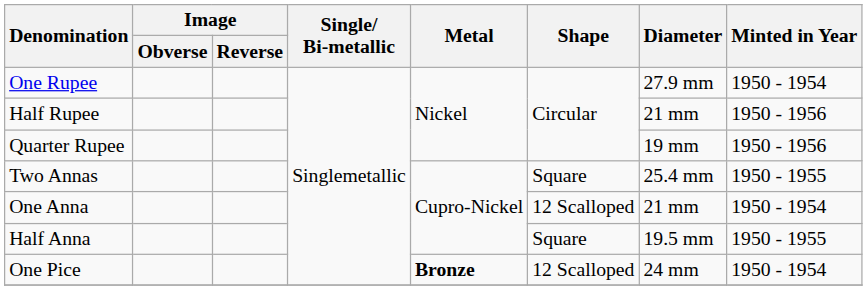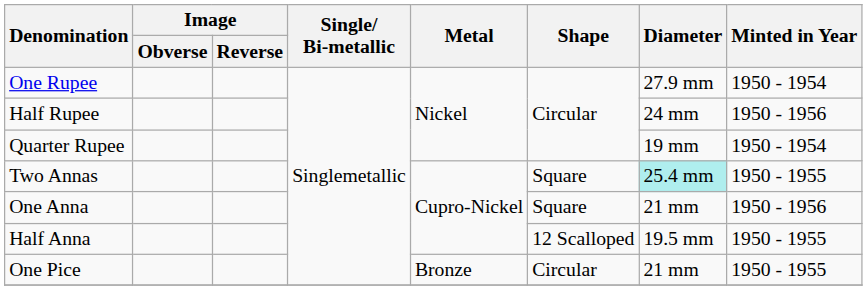(671, 113) 21 mm -> (671, 113) 24 mm
(779, 144) 1950 - 1956 -> (779, 144) 1950 - 1954
(678, 176) no background -> (678, 176) paleturquoise background
(583, 207) 12 Scalloped -> (560, 207) Square
(779, 207) 1950 - 1954 -> (779, 207) 1950 - 1956
(560, 238) Square -> (583, 238) 12 Scalloped
(445, 269) bold -> (443, 269) normal
(583, 269) 12 Scalloped -> (564, 269) Circular
(671, 269) 24 mm -> (671, 269) 21 mm
(779, 269) 1950 - 1954 -> (779, 269) 1950 - 1955
